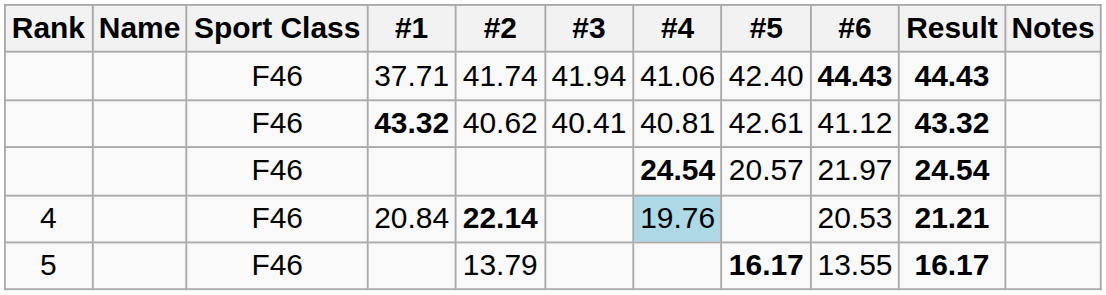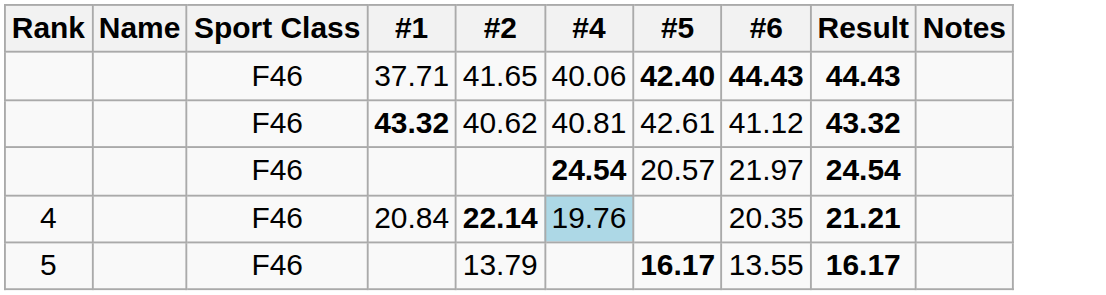- column: (589, 28)
(500, 75) 41.74 -> (500, 75) 41.65
(678, 75) 41.06 -> (589, 75) 40.06
(766, 75) normal -> (678, 75) bold
(855, 218) 20.53 -> (766, 218) 20.35
